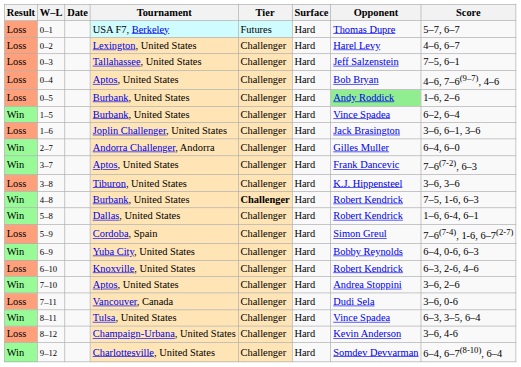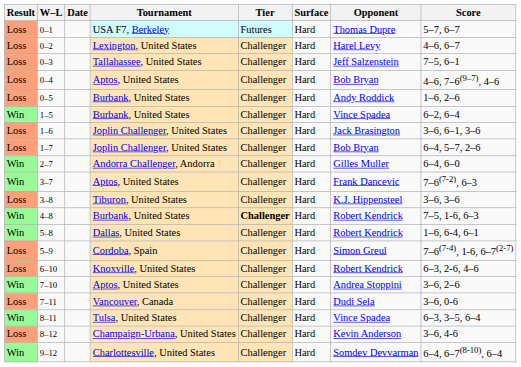(364, 98) lightgreen background -> (364, 98) no background
+ row: (46, 148)
- row: (46, 252)
